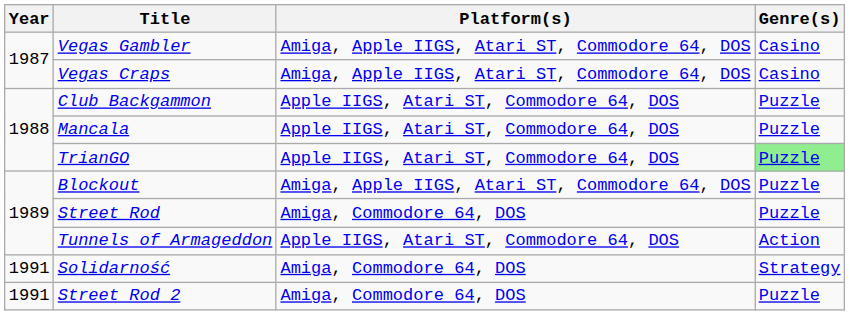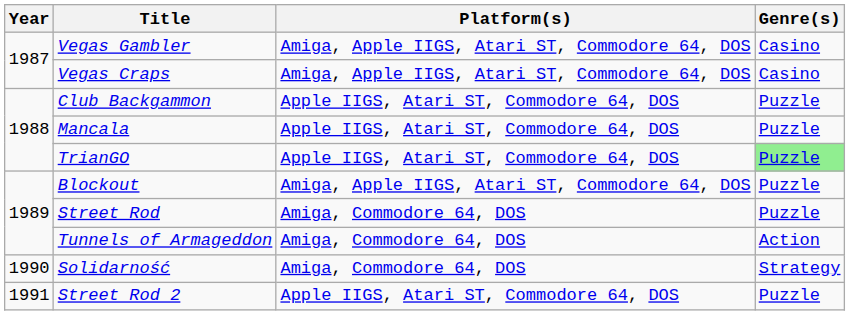(480, 241) Apple IIGS, Atari ST, Commodore 64, DOS -> (403, 241) Amiga, Commodore 64, DOS
(29, 268) 1991 -> (29, 268) 1990
(403, 296) Amiga, Commodore 64, DOS -> (480, 296) Apple IIGS, Atari ST, Commodore 64, DOS
